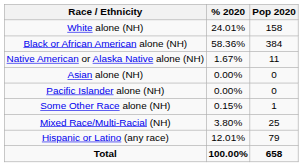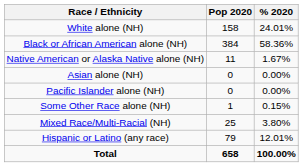columns swapped: (274, 12) <-> (228, 12)
